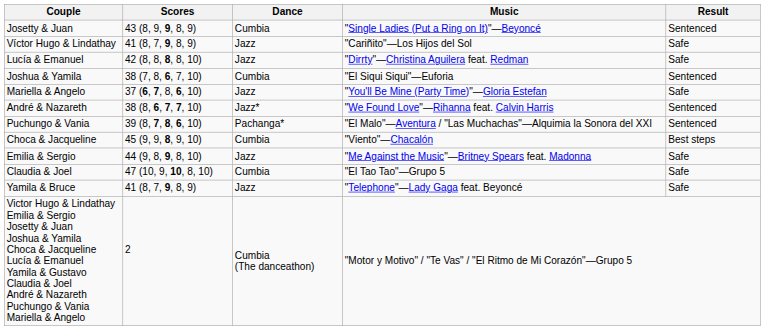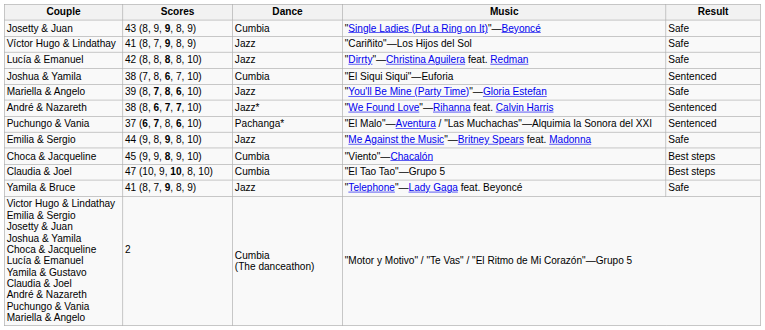(692, 28) Sentenced -> (679, 28) Safe
(163, 92) 37 (6, 7, 8, 6, 10) -> (163, 92) 39 (8, 7, 8, 6, 10)
(163, 124) 39 (8, 7, 8, 6, 10) -> (163, 124) 37 (6, 7, 8, 6, 10)
rows swapped: (51, 140) <-> (41, 156)
(679, 172) Safe -> (692, 172) Best steps
